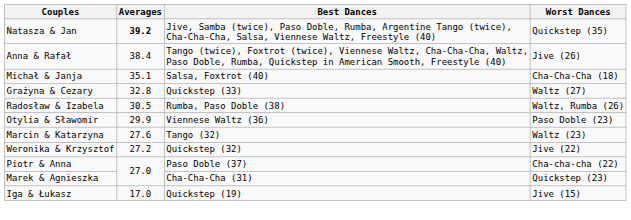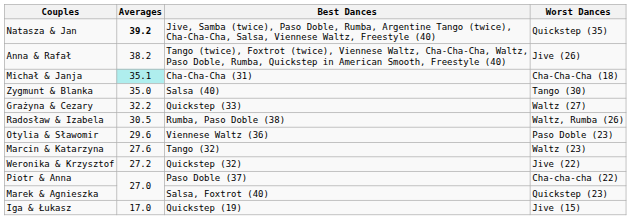(140, 56) 38.4 -> (140, 56) 38.2
(140, 76) no background -> (140, 76) paleturquoise background
(218, 76) Salsa, Foxtrot (40) -> (209, 76) Cha-Cha-Cha (31)
+ row: (50, 91)
(140, 91) 32.8 -> (140, 105) 32.2
(140, 120) 29.9 -> (140, 135) 29.6
(209, 179) Cha-Cha-Cha (31) -> (218, 193) Salsa, Foxtrot (40)
